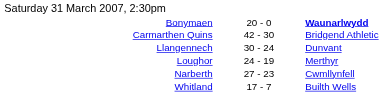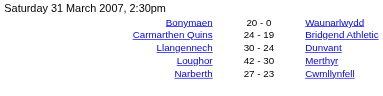(337, 22) bold -> (335, 22) normal
(259, 35) 42 - 30 -> (259, 35) 24 - 19
(259, 61) 24 - 19 -> (259, 61) 42 - 30
- row: (194, 87)
